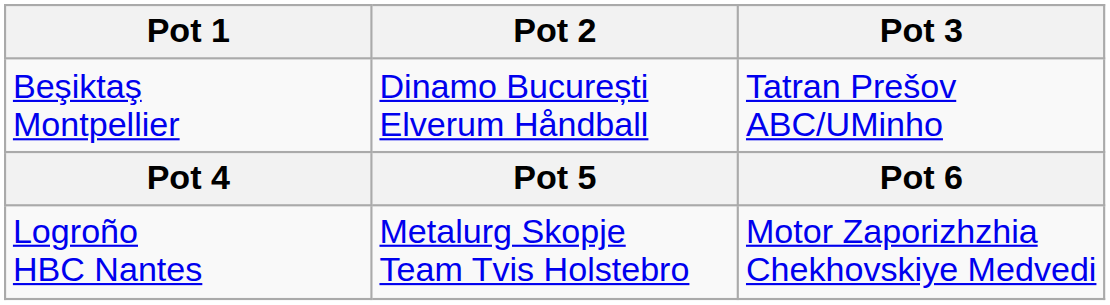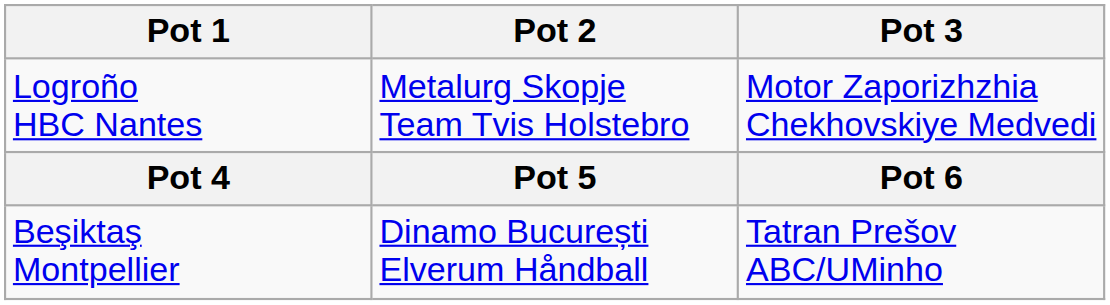rows swapped: (108, 251) <-> (96, 104)
